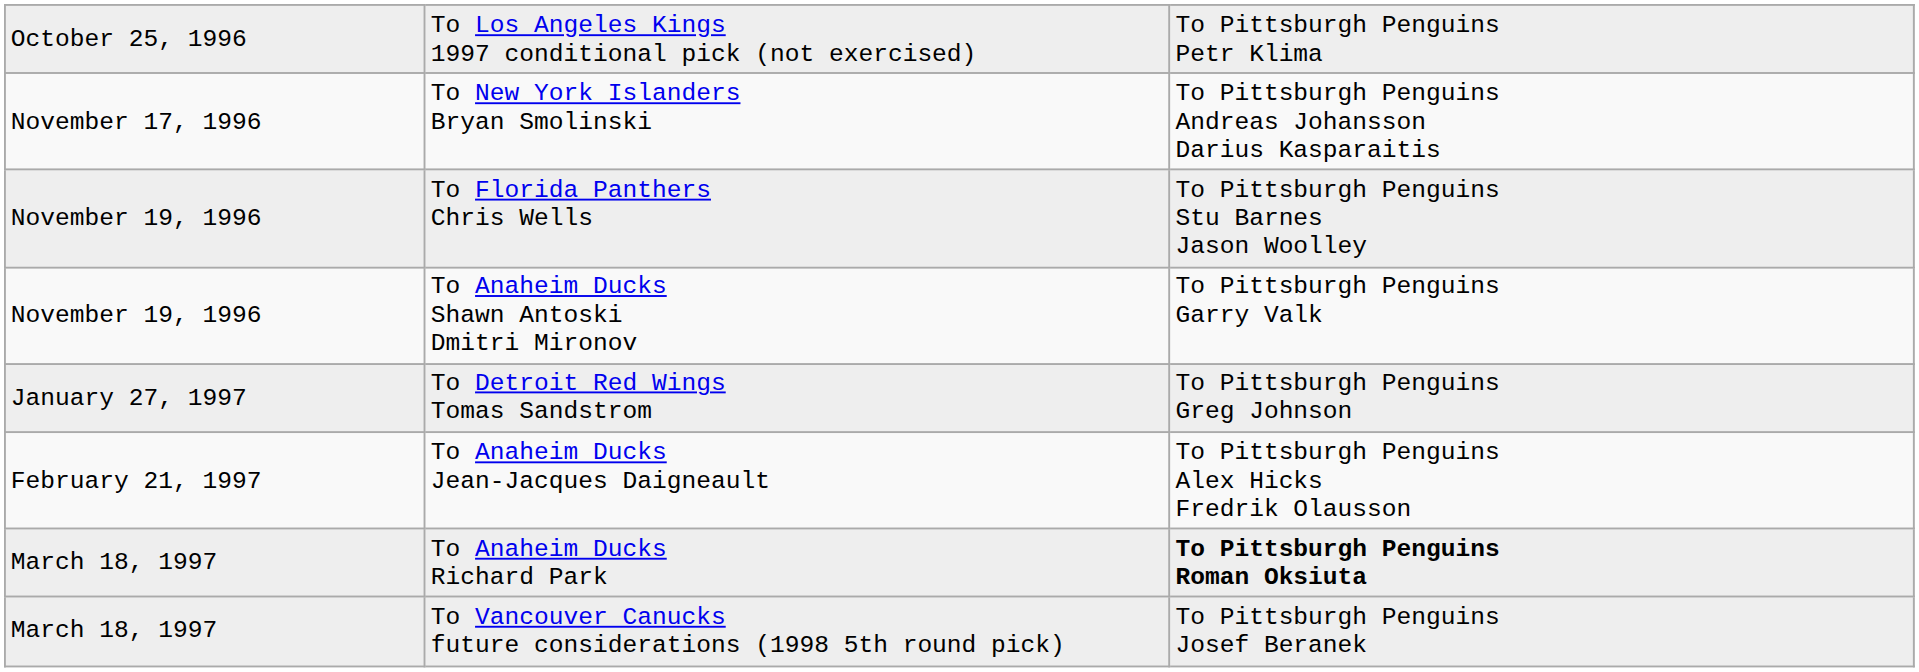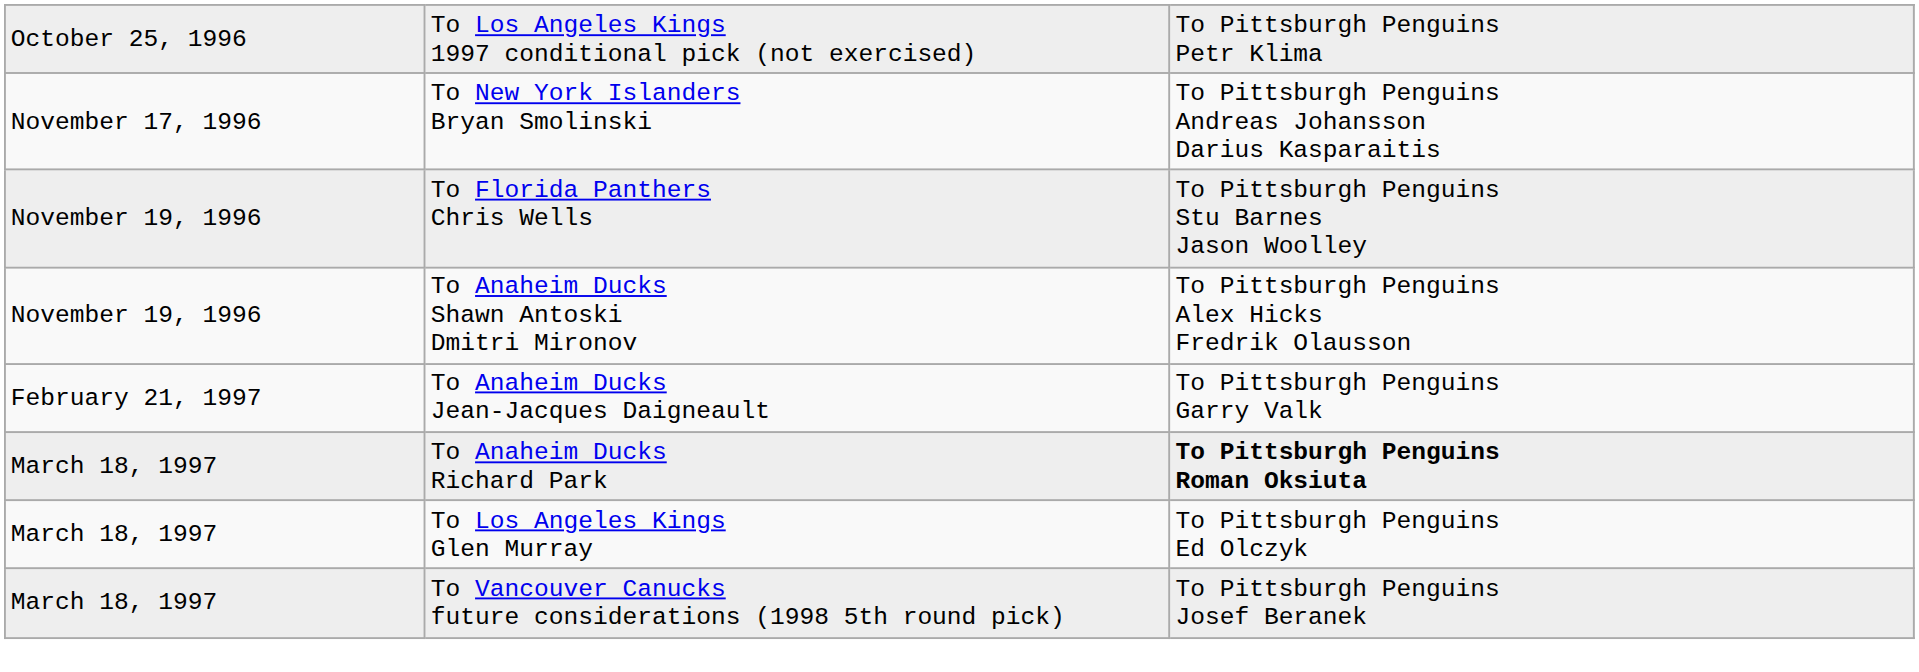(1338, 301) To Pittsburgh Penguins Garry Valk -> (1338, 315) To Pittsburgh Penguins Alex Hicks Fredrik Olausson
- row: (578, 398)
(1338, 480) To Pittsburgh Penguins Alex Hicks Fredrik Olausson -> (1338, 398) To Pittsburgh Penguins Garry Valk
+ row: (578, 535)
